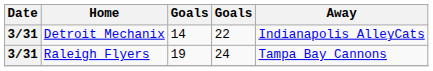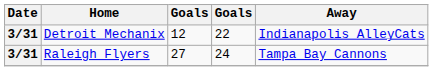(178, 35) 14 -> (178, 35) 12
(178, 56) 19 -> (178, 56) 27
